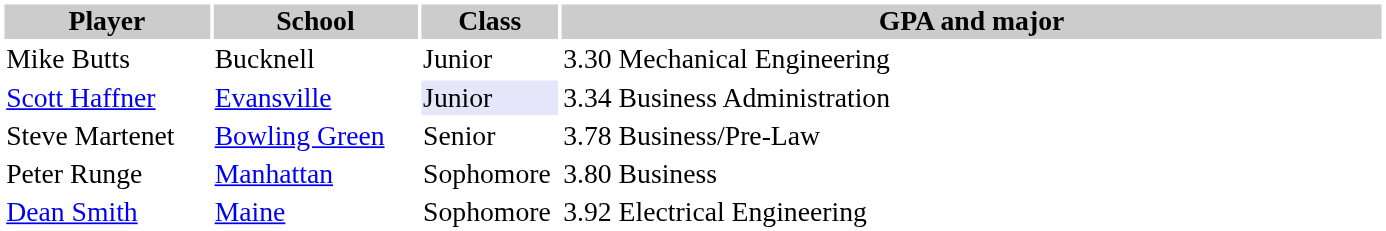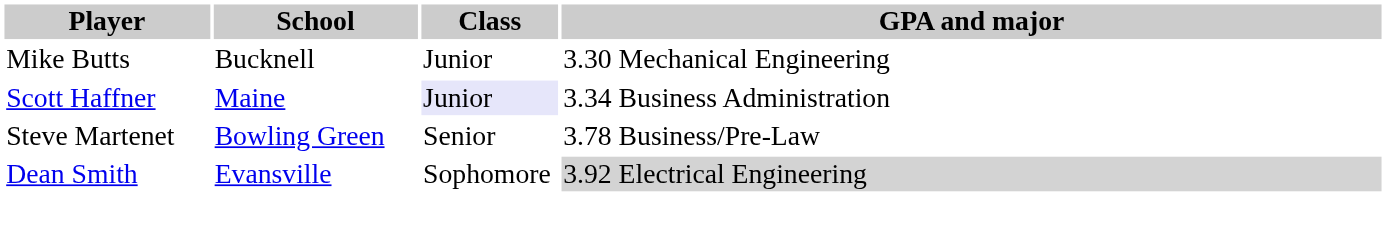(273, 97) Evansville -> (250, 97) Maine
- row: (74, 173)
(250, 211) Maine -> (273, 173) Evansville
(715, 211) no background -> (715, 173) lightgrey background
